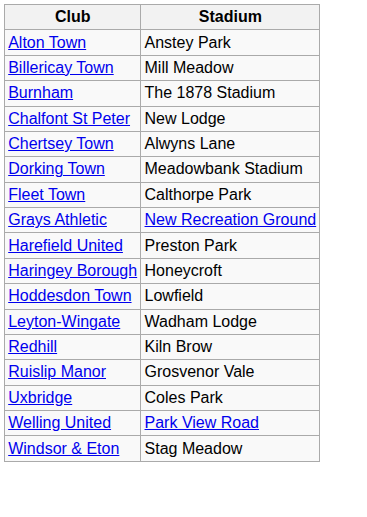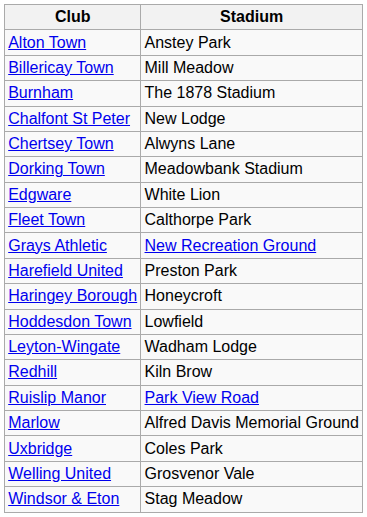+ row: (40, 194)
(200, 372) Grosvenor Vale -> (202, 397) Park View Road
+ row: (34, 423)
(202, 423) Park View Road -> (200, 473) Grosvenor Vale
